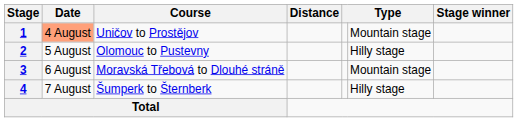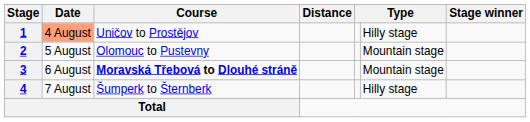(391, 32) Mountain stage -> (390, 32) Hilly stage
(377, 51) Hilly stage -> (403, 51) Mountain stage
(190, 70) normal -> (197, 70) bold
